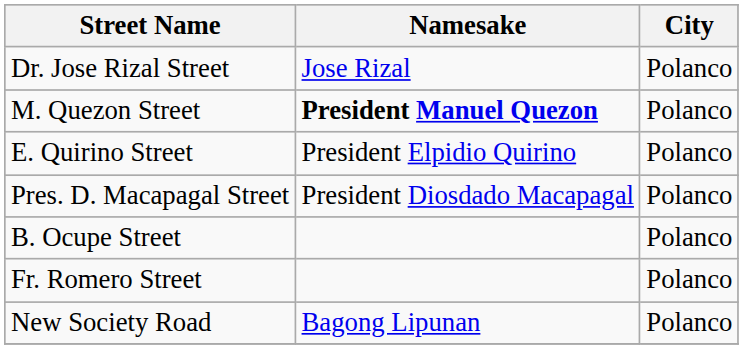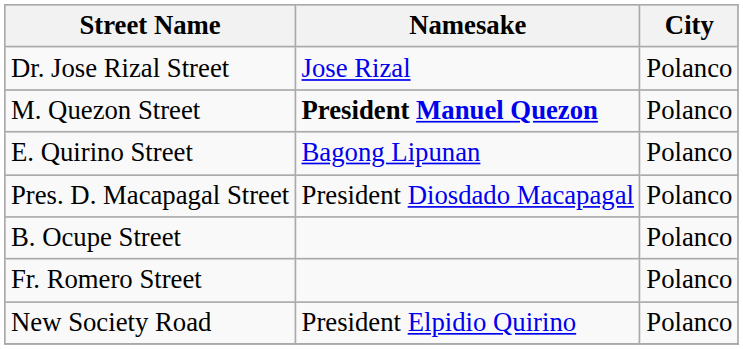(439, 152) President Elpidio Quirino -> (391, 152) Bagong Lipunan
(391, 322) Bagong Lipunan -> (439, 322) President Elpidio Quirino
